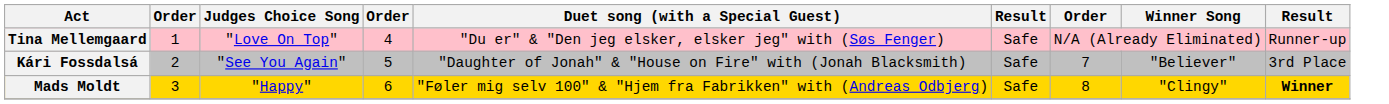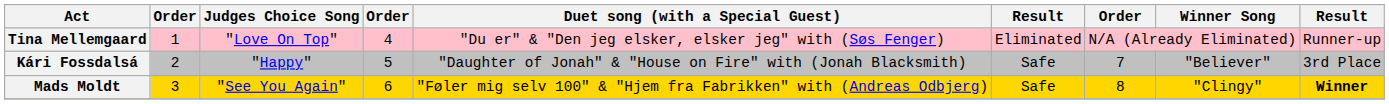(1021, 40) Safe -> (1038, 40) Eliminated
(282, 63) "See You Again" -> (282, 63) "Happy"
(282, 87) "Happy" -> (282, 87) "See You Again"
